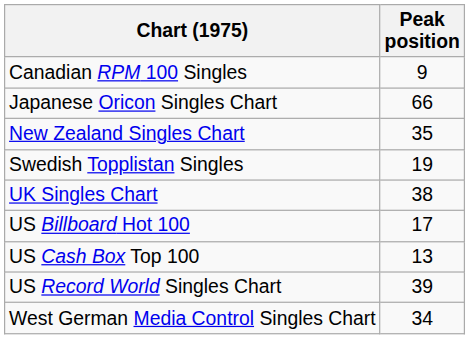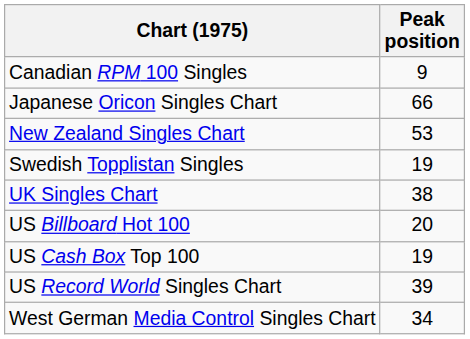(422, 133) 35 -> (422, 133) 53
(422, 225) 17 -> (422, 225) 20
(422, 256) 13 -> (422, 256) 19
